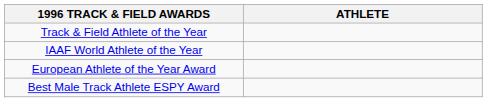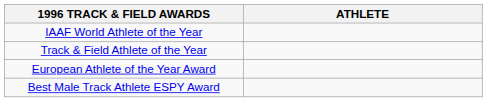rows swapped: (124, 51) <-> (124, 32)
